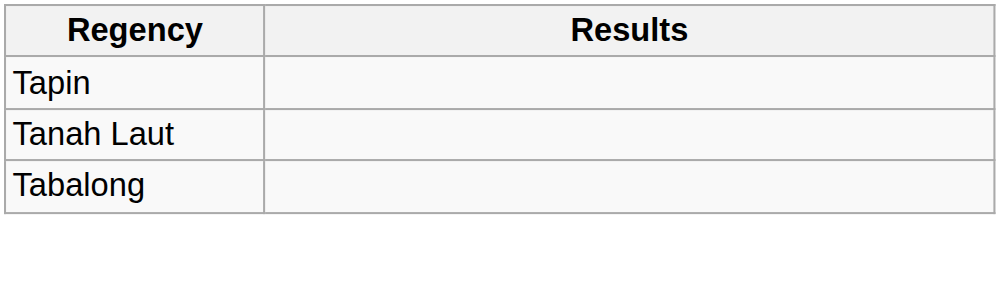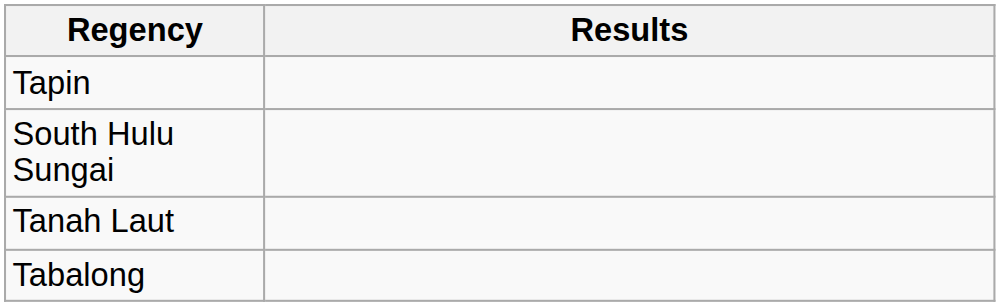+ row: (93, 152)
